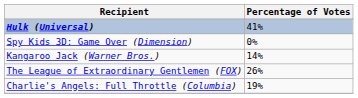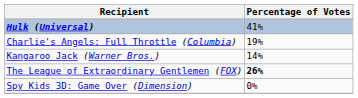rows swapped: (122, 86) <-> (100, 41)
(255, 71) normal -> (255, 71) bold
